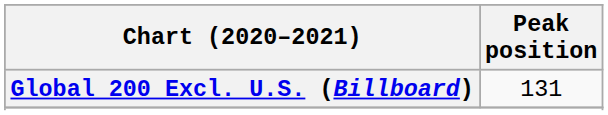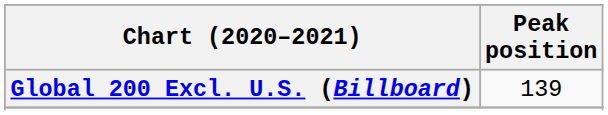(541, 89) 131 -> (541, 89) 139
